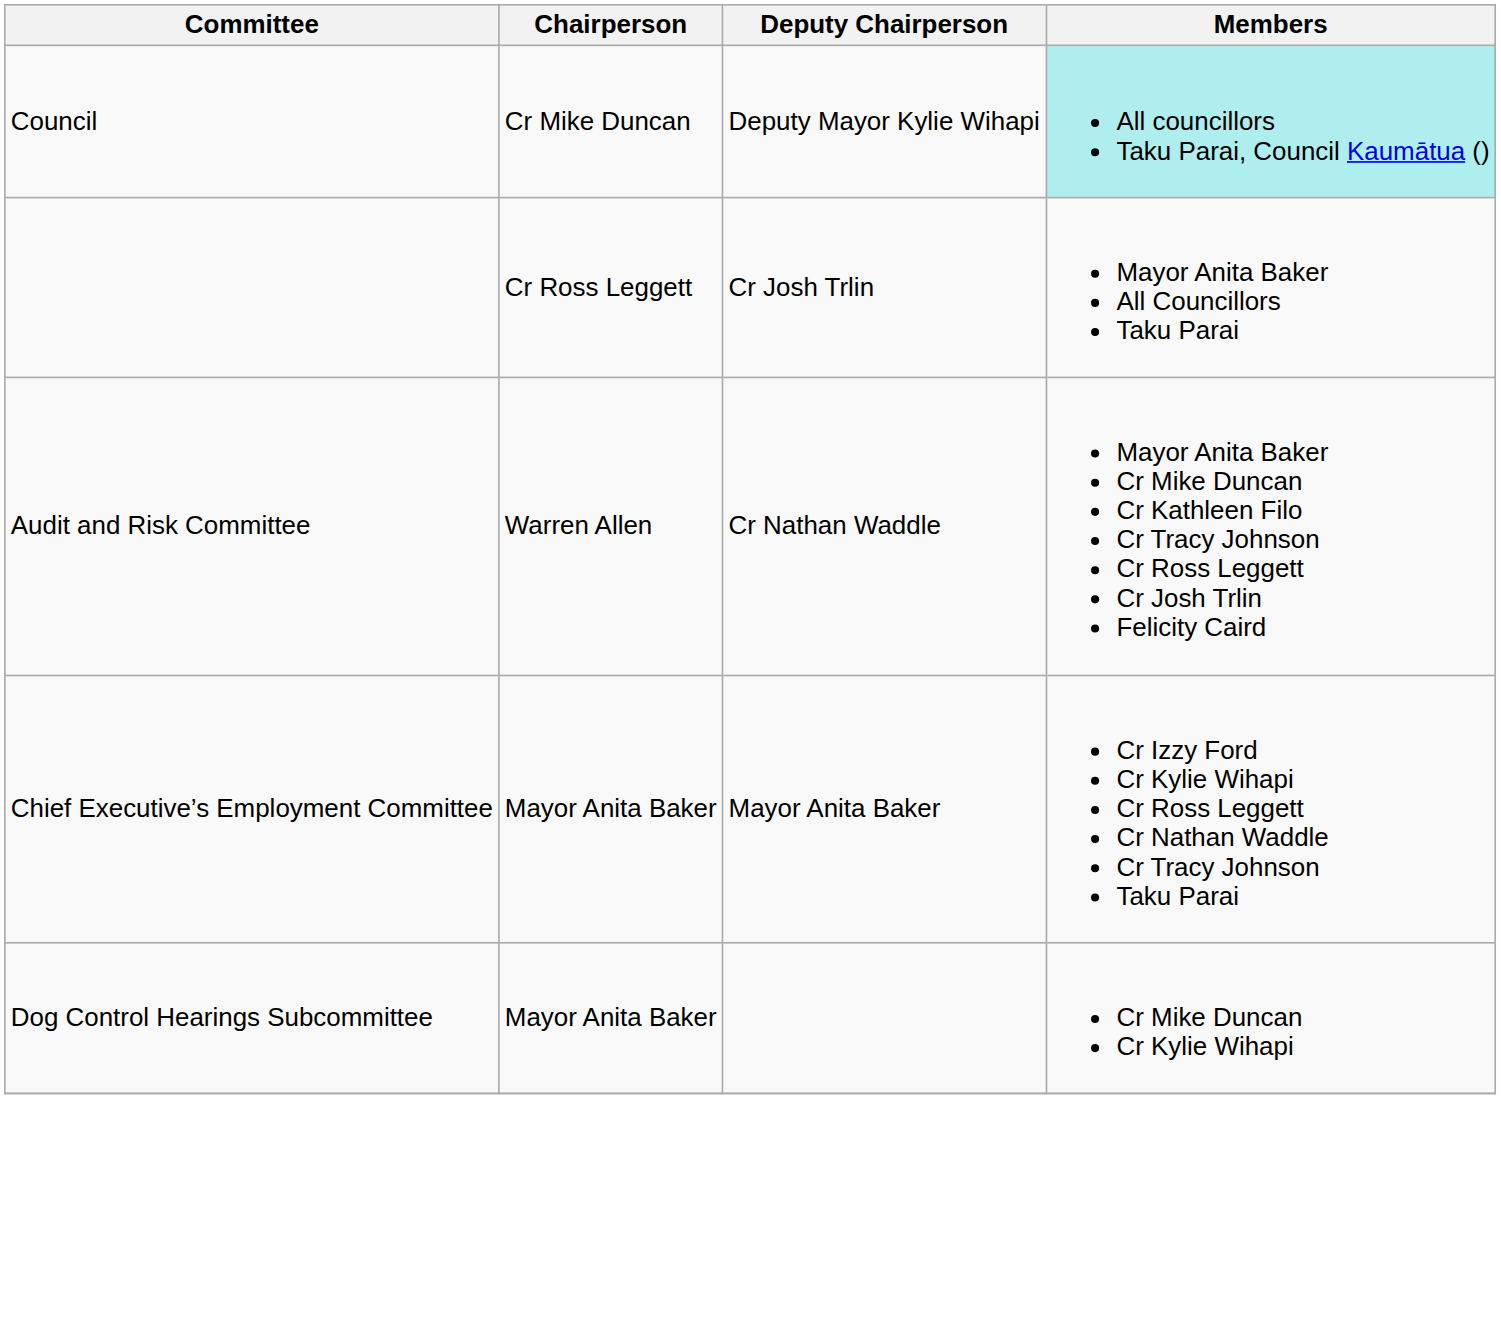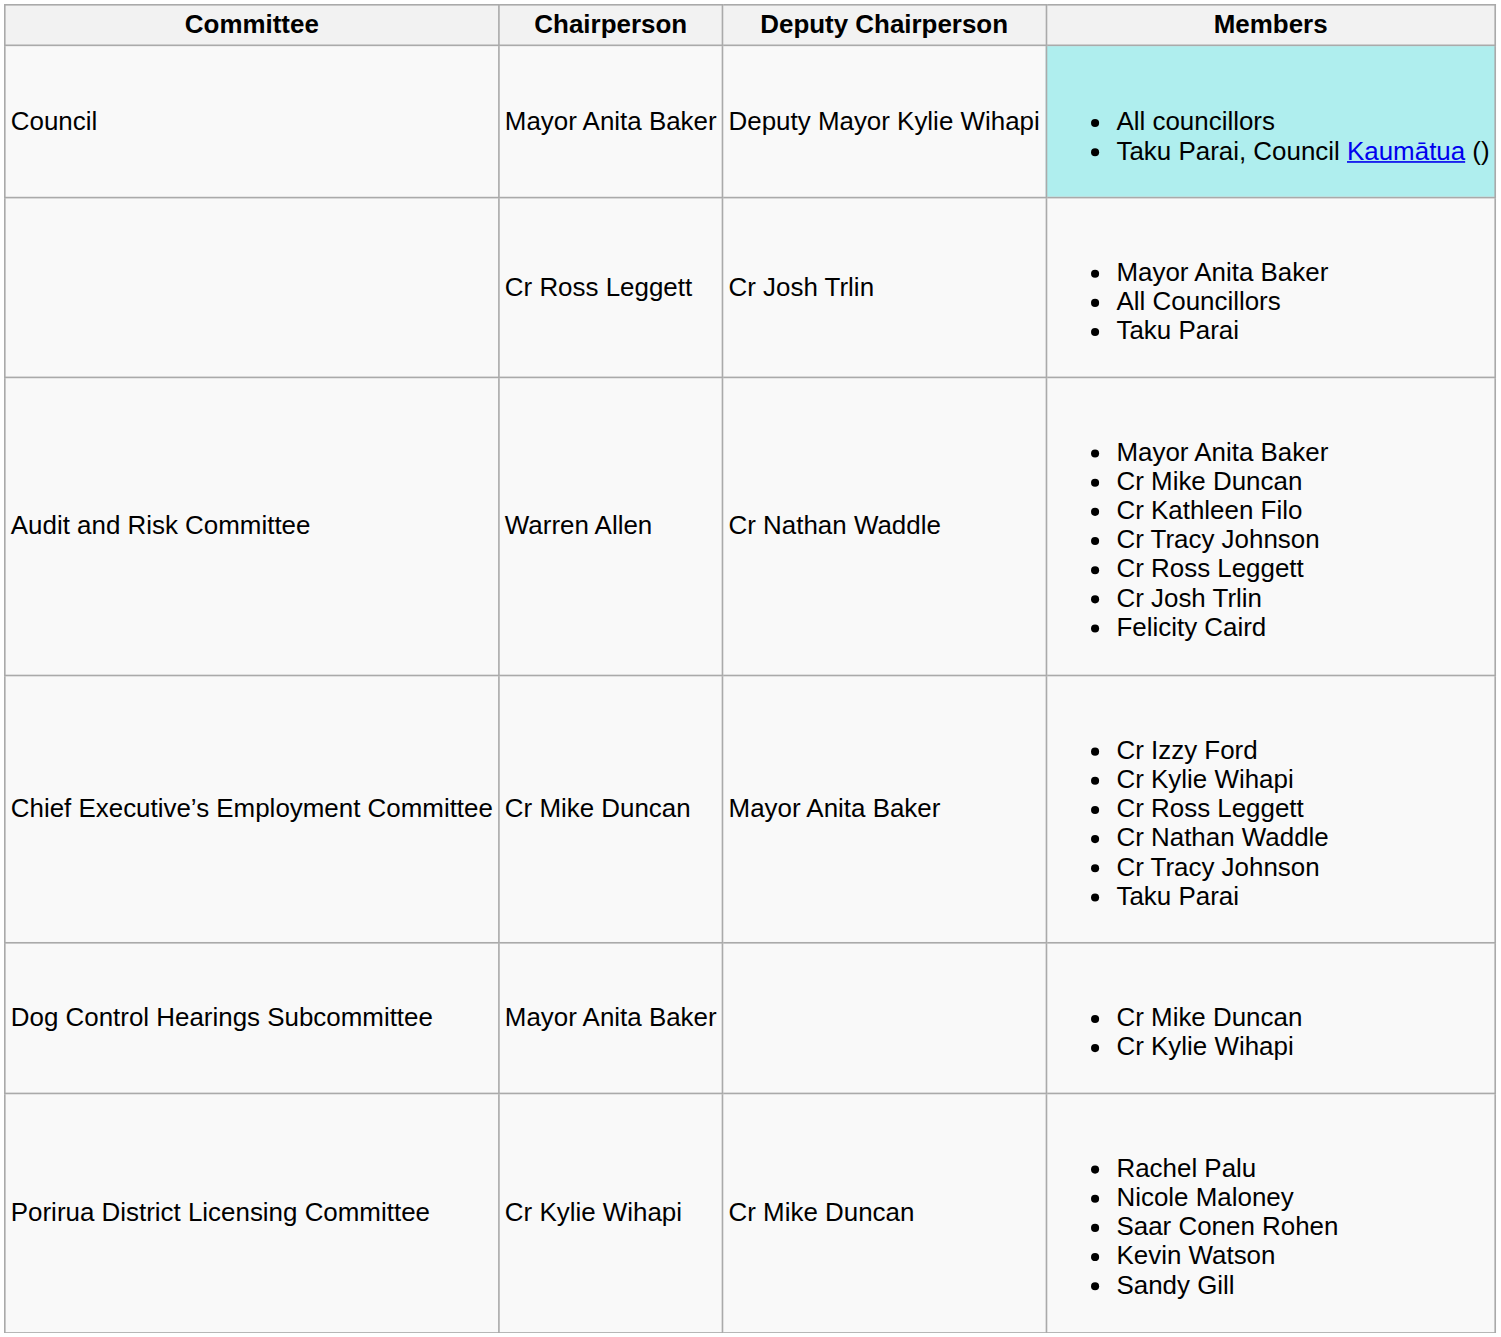(598, 121) Cr Mike Duncan -> (611, 121) Mayor Anita Baker
(611, 808) Mayor Anita Baker -> (598, 808) Cr Mike Duncan
+ row: (220, 1212)
